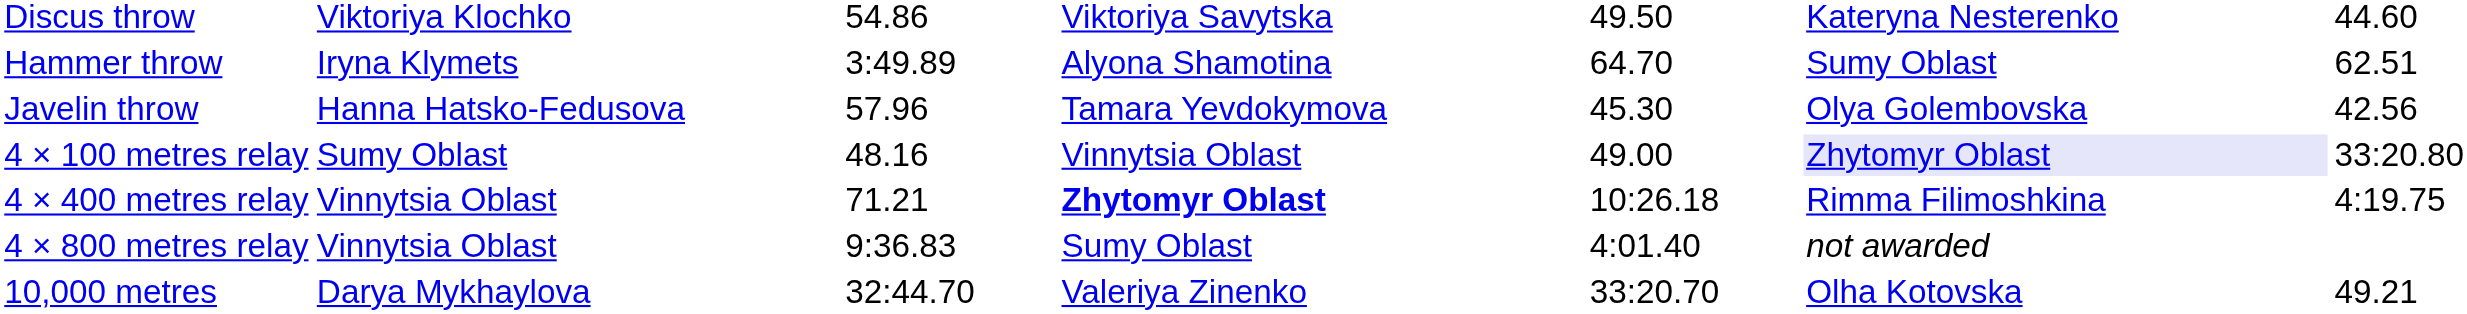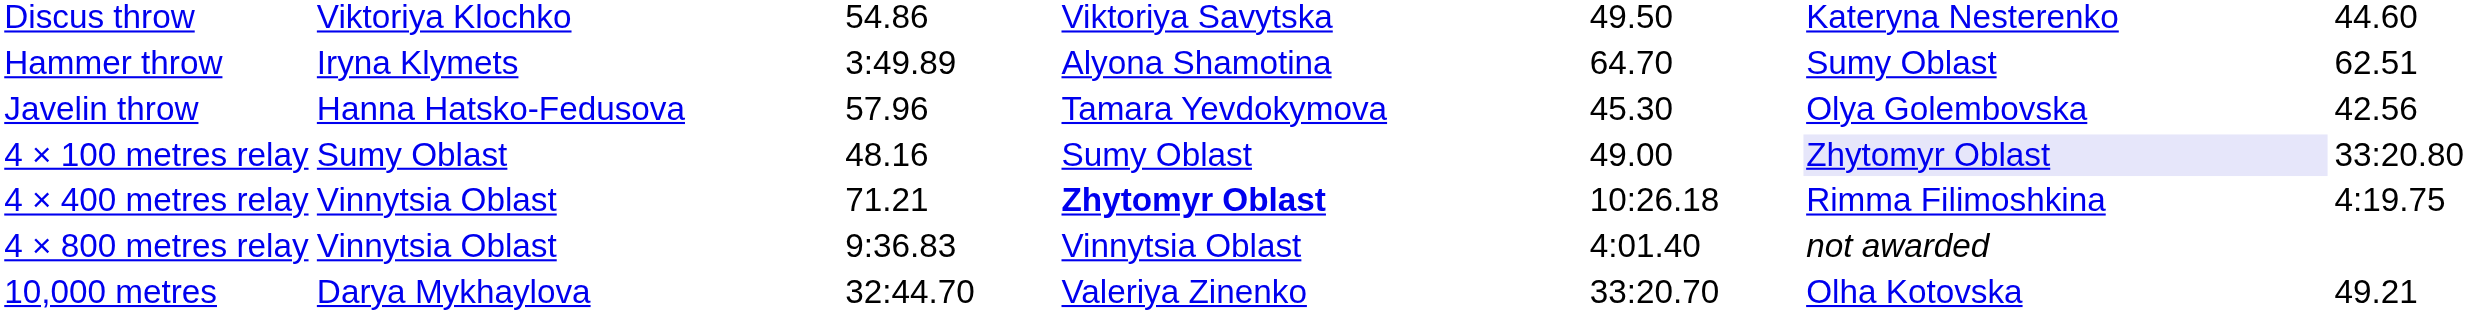(1181, 154) Vinnytsia Oblast -> (1157, 154) Sumy Oblast
(1157, 246) Sumy Oblast -> (1181, 246) Vinnytsia Oblast
